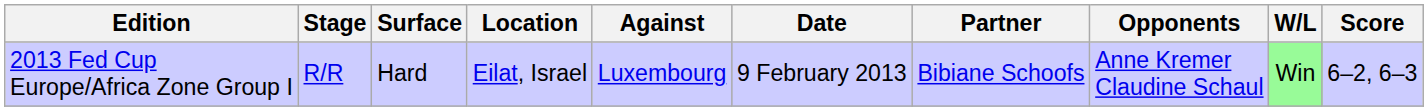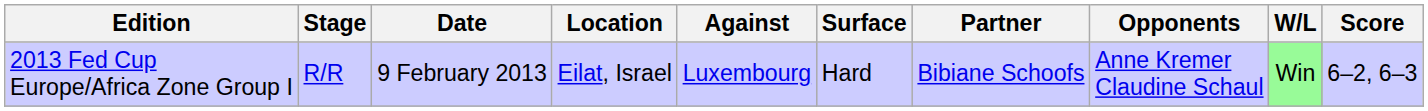columns swapped: (822, 22) <-> (420, 22)
